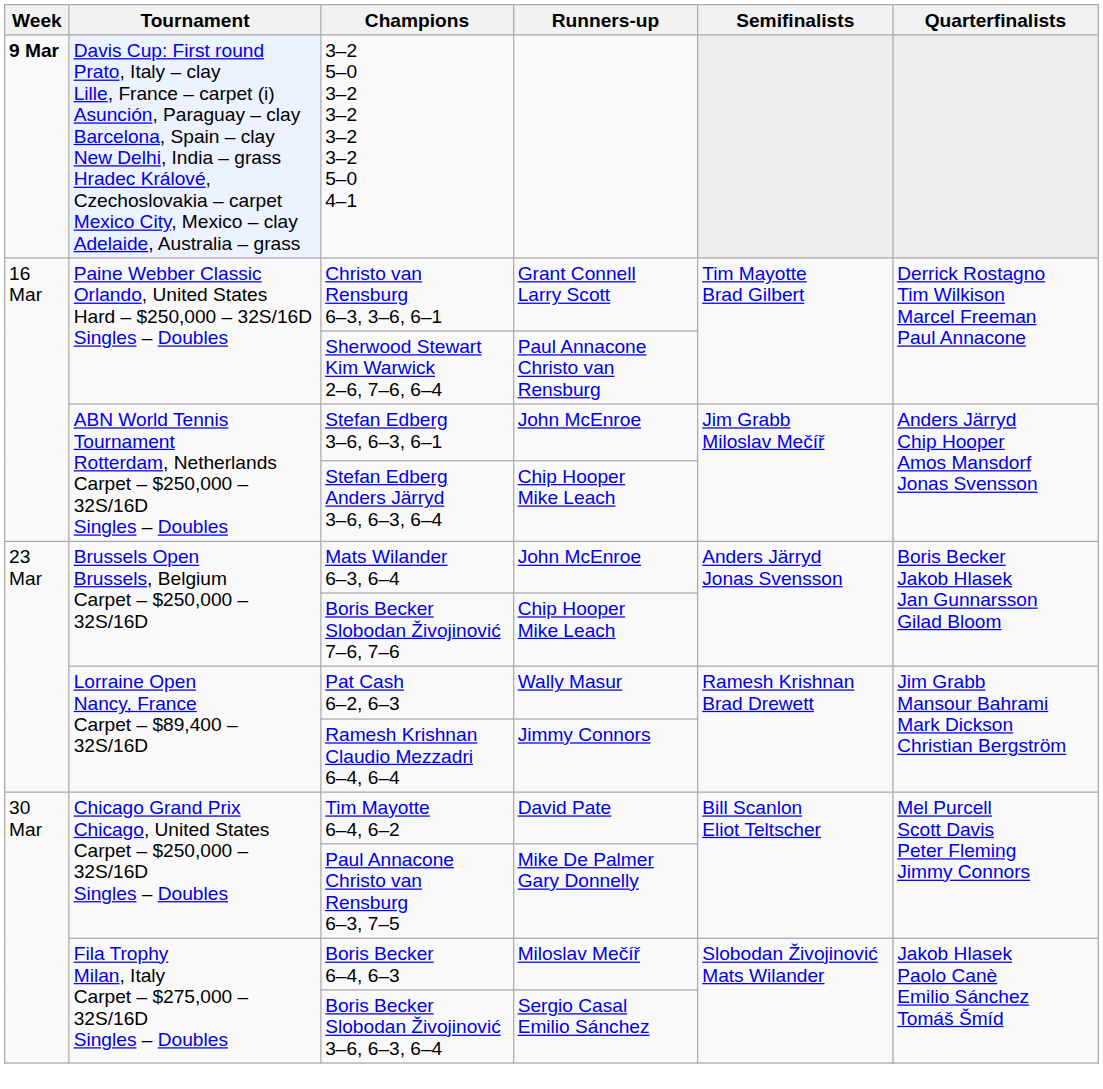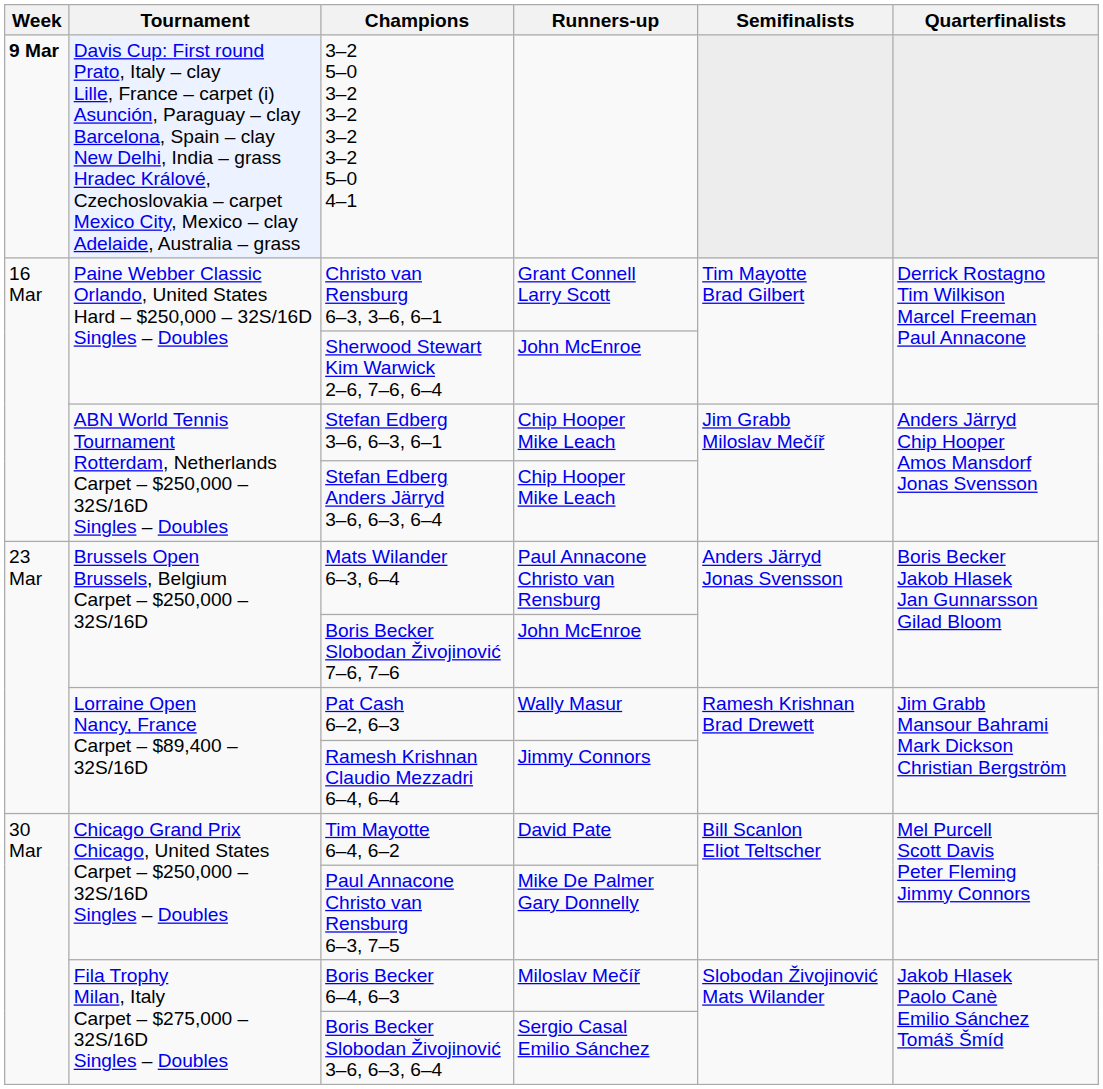(582, 368) Paul Annacone Christo van Rensburg -> (579, 347) John McEnroe
(579, 420) John McEnroe -> (571, 430) Chip Hooper Mike Leach
(579, 557) John McEnroe -> (582, 579) Paul Annacone Christo van Rensburg
(571, 620) Chip Hooper Mike Leach -> (579, 630) John McEnroe
